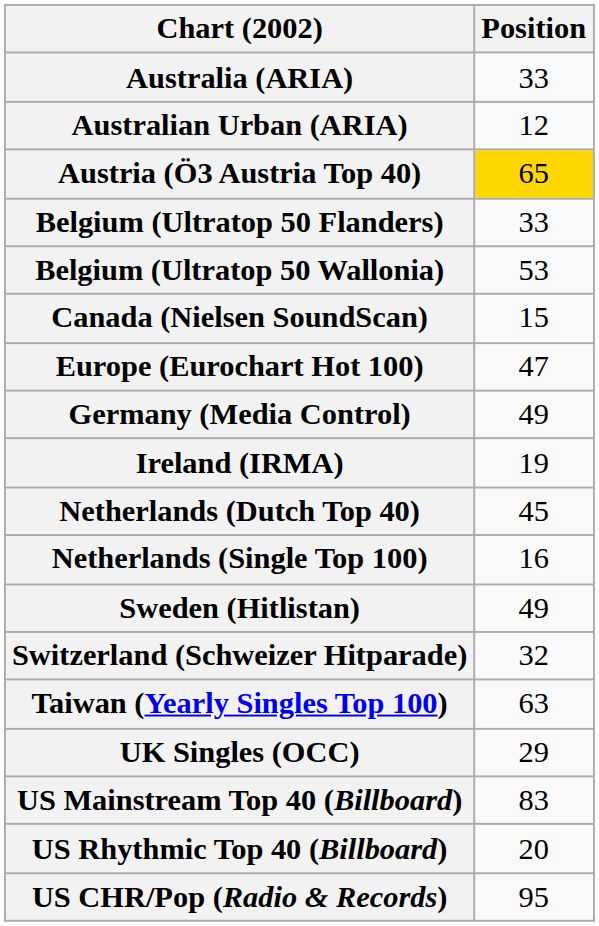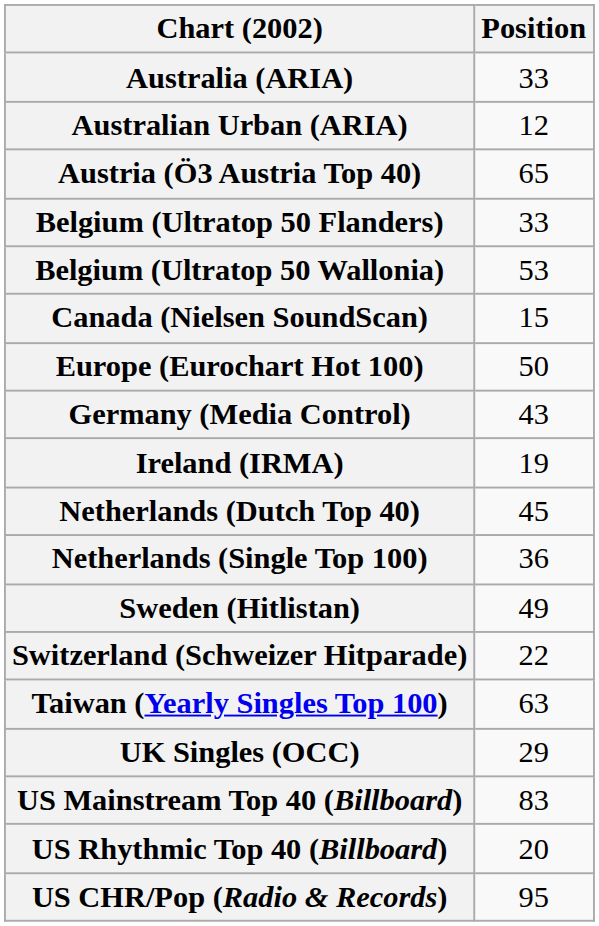(534, 173) gold background -> (534, 173) no background
(534, 366) 47 -> (534, 366) 50
(534, 414) 49 -> (534, 414) 43
(534, 558) 16 -> (534, 558) 36
(534, 655) 32 -> (534, 655) 22
